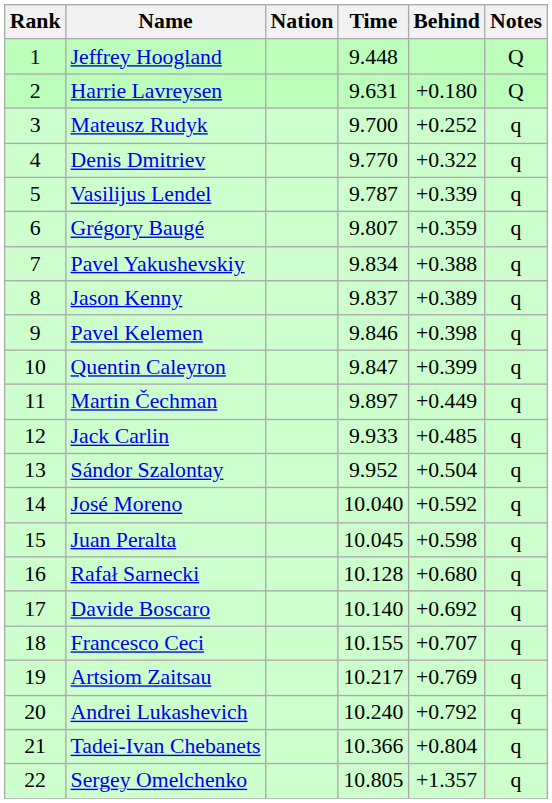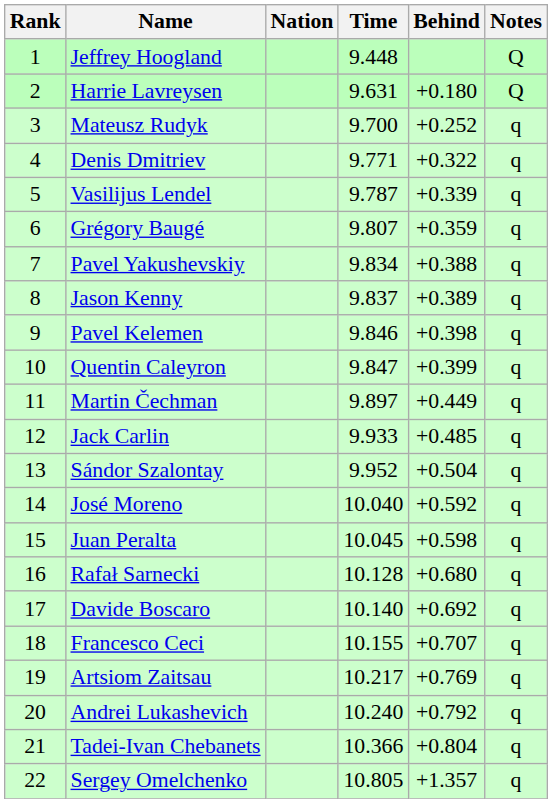(373, 159) 9.770 -> (373, 159) 9.771
